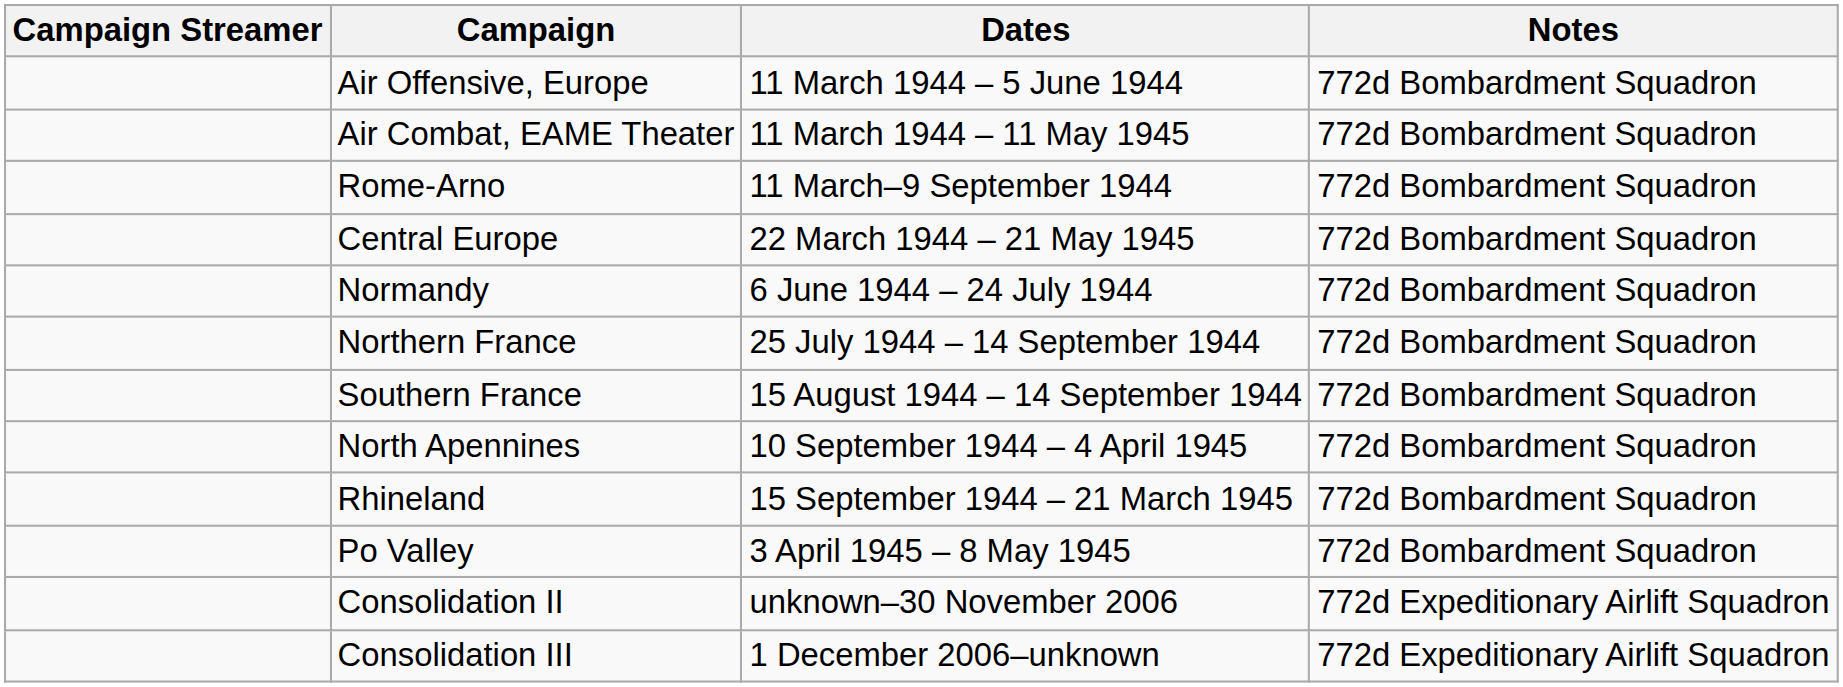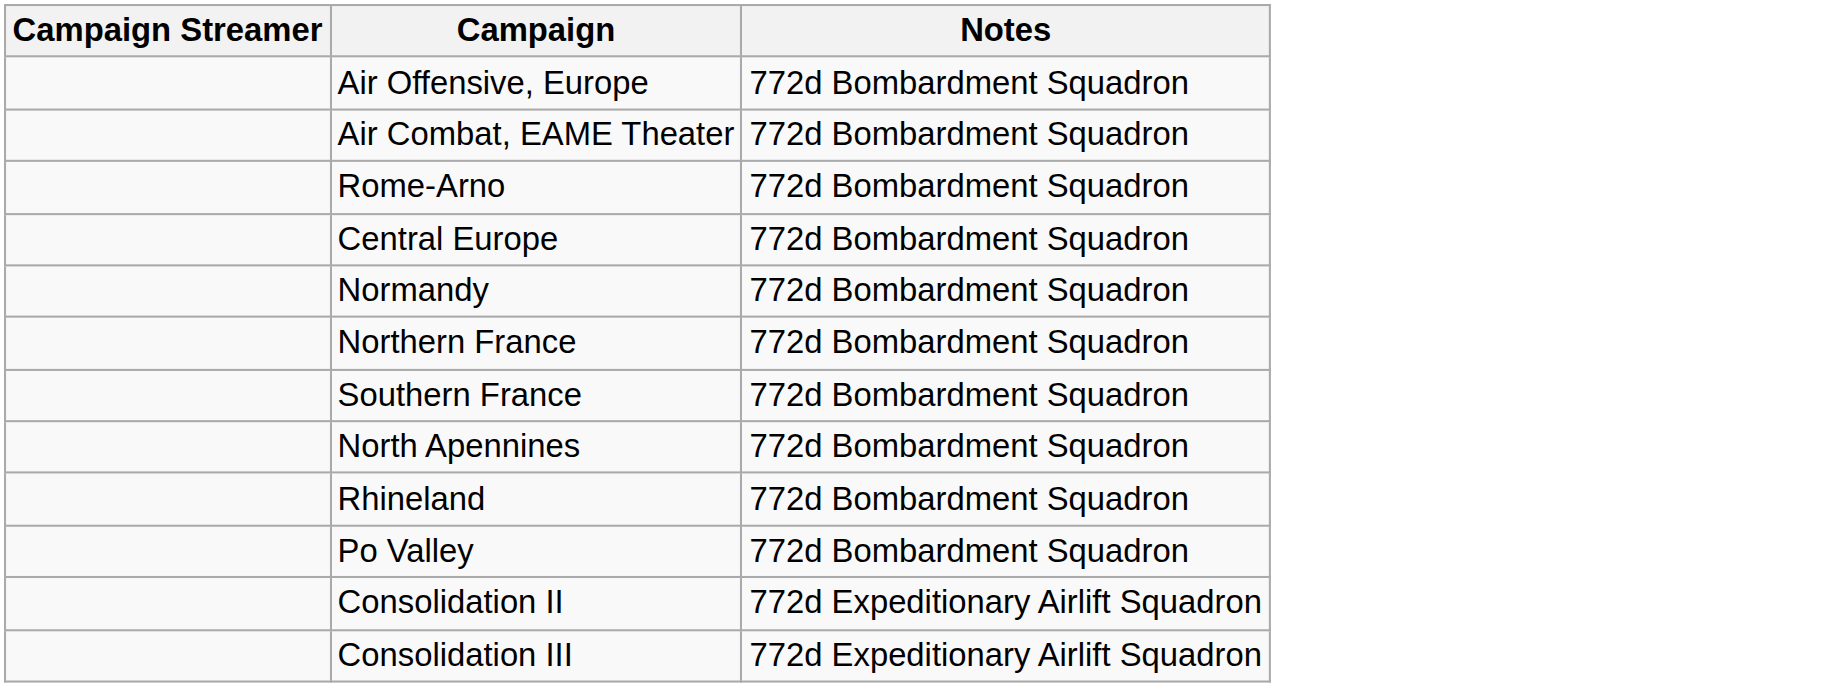- column: (1026, 30)
